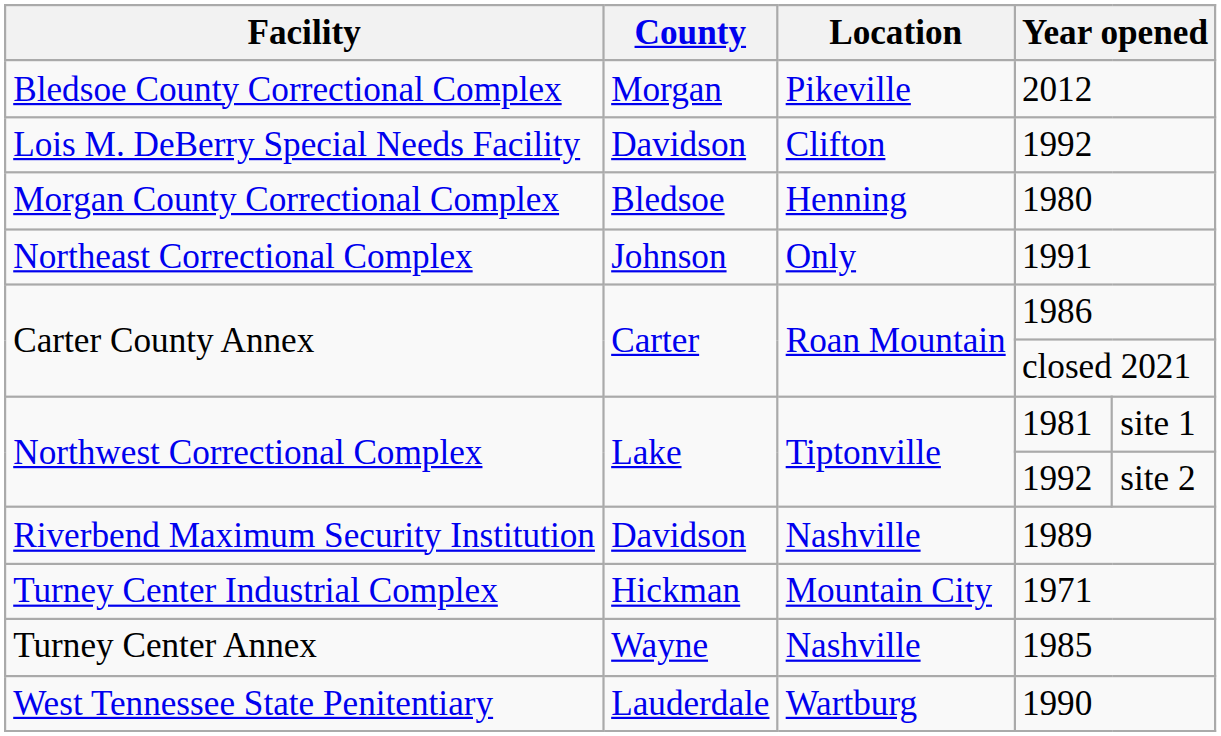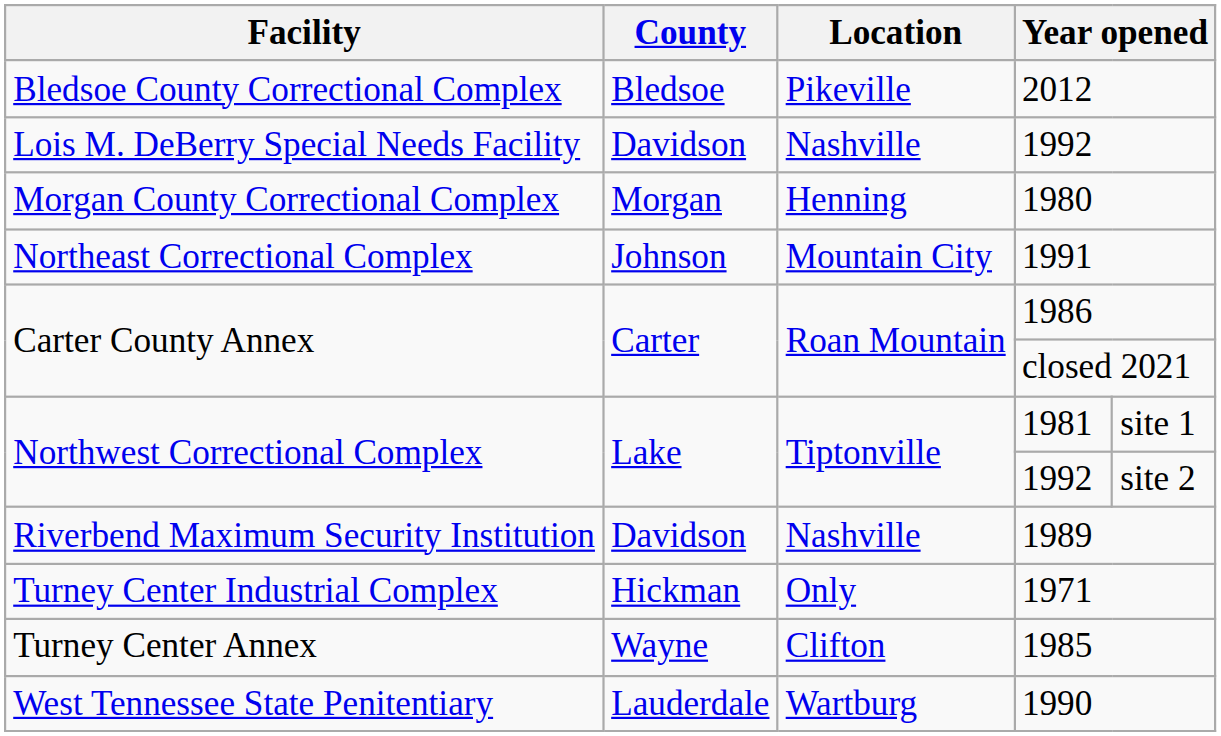(667, 88) Morgan -> (668, 88) Bledsoe
(836, 144) Clifton -> (853, 144) Nashville
(668, 199) Bledsoe -> (667, 199) Morgan
(821, 255) Only -> (889, 255) Mountain City
(889, 590) Mountain City -> (821, 590) Only
(853, 646) Nashville -> (836, 646) Clifton
